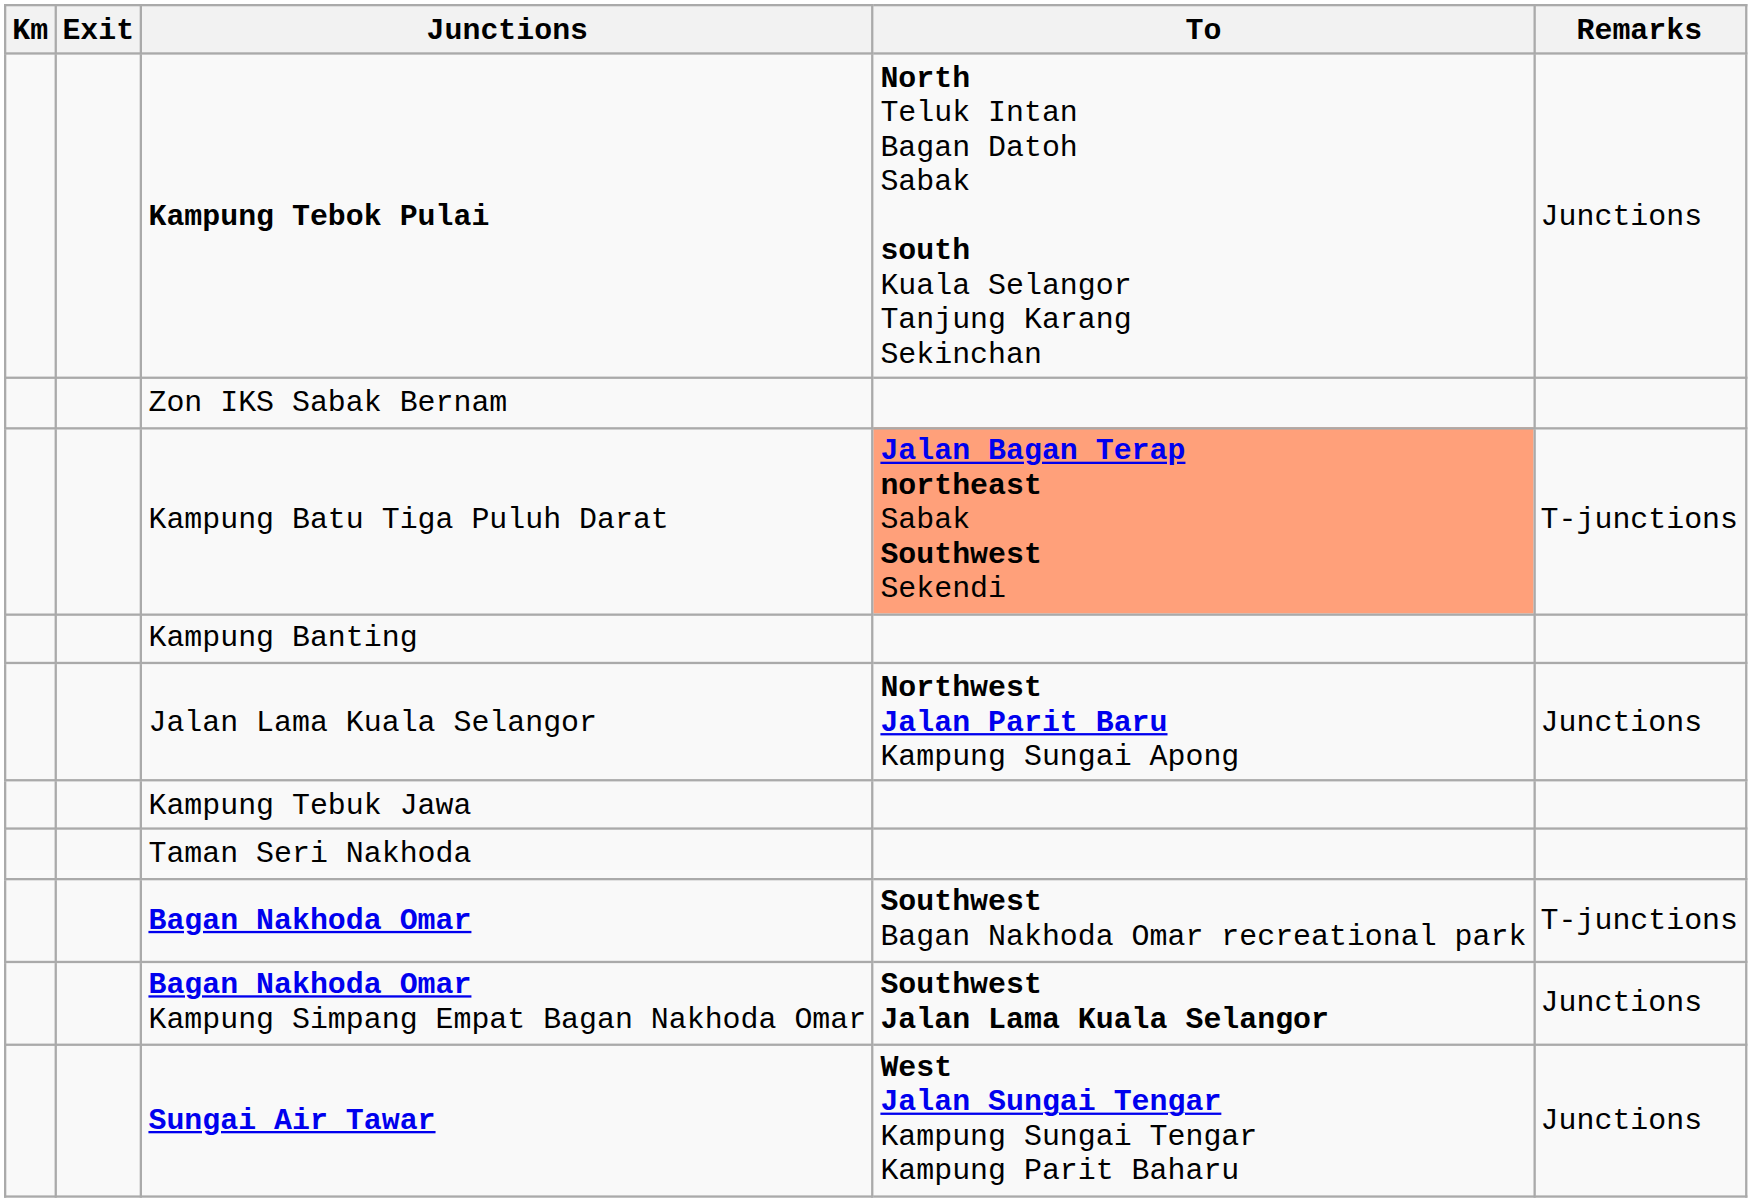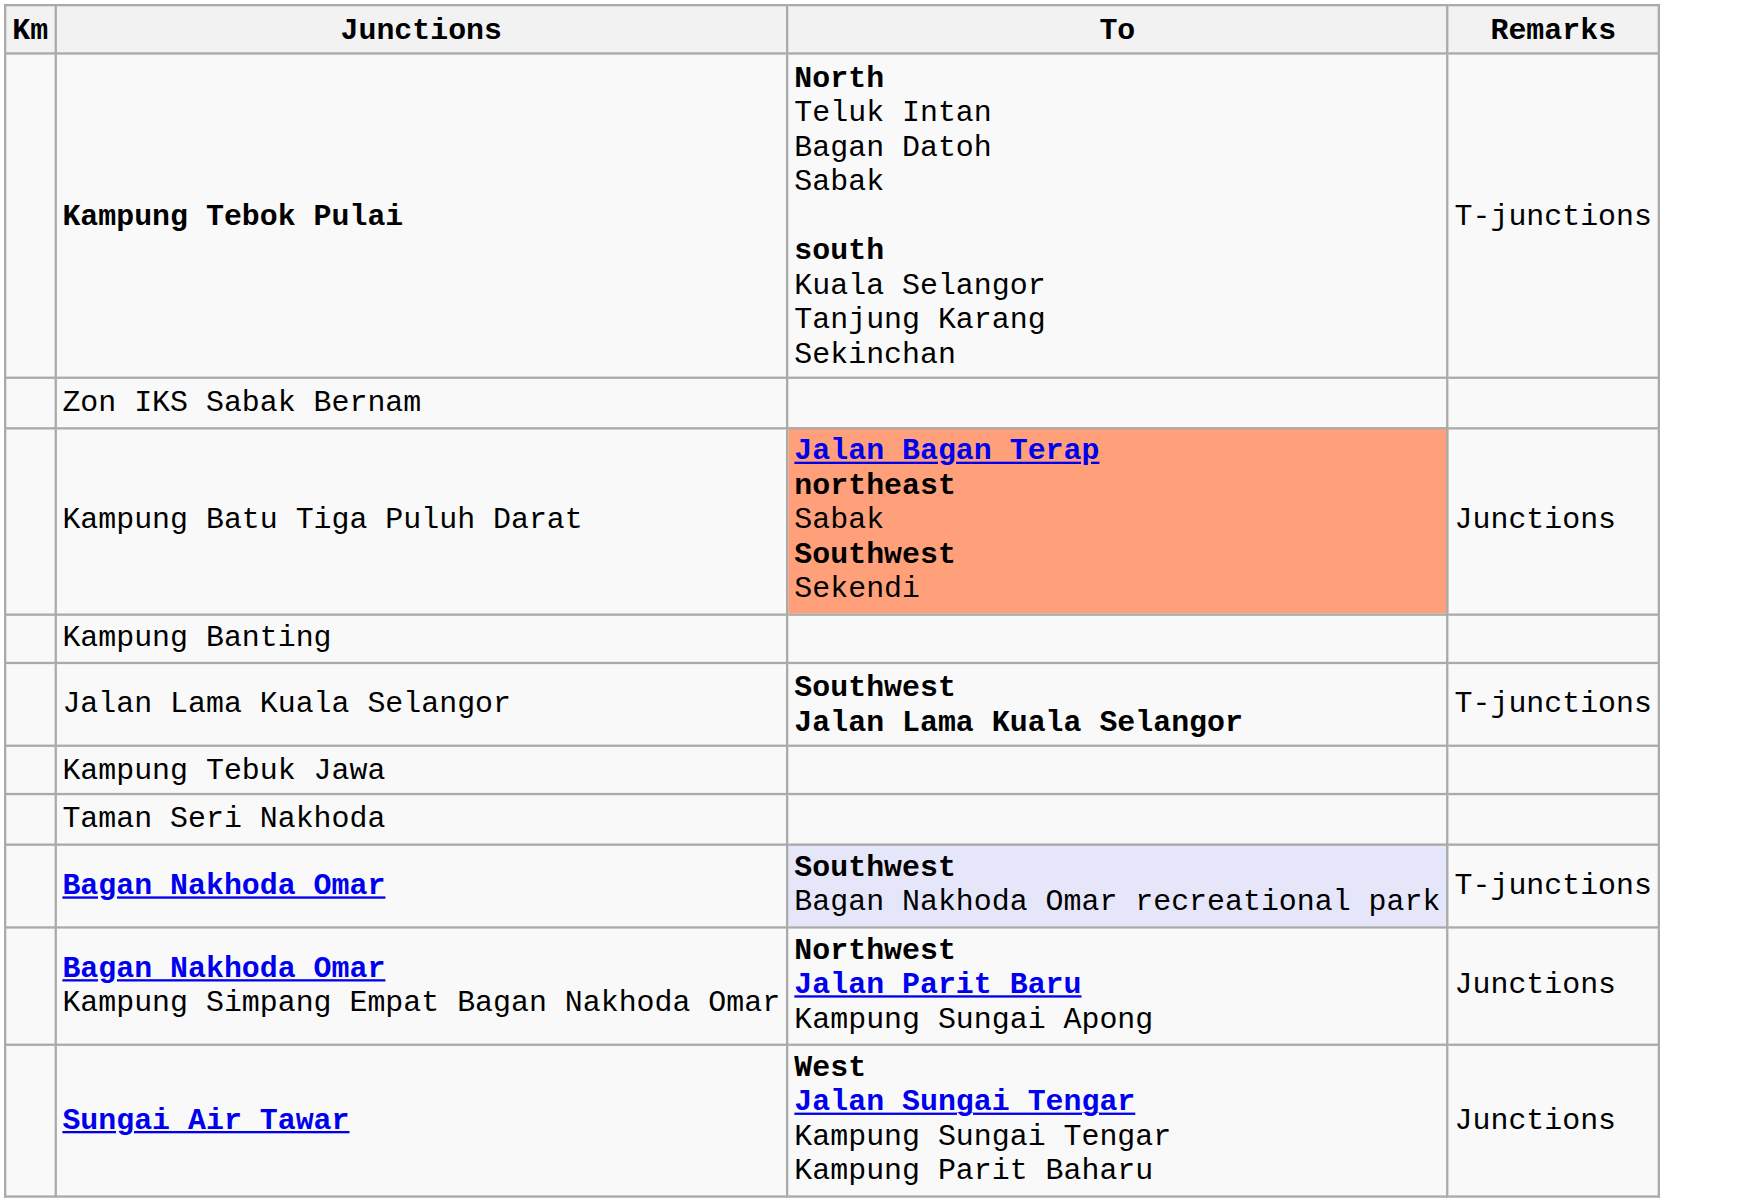- column: (98, 30)
(1621, 216) Junctions -> (1553, 216) T-junctions
(1639, 521) T-junctions -> (1535, 521) Junctions
(1060, 722) Northwest Jalan Parit Baru Kampung Sungai Apong -> (1019, 704) Southwest Jalan Lama Kuala Selangor
(1621, 722) Junctions -> (1553, 704) T-junctions
(1203, 920) no background -> (1117, 885) lavender background
(1105, 1003) Southwest Jalan Lama Kuala Selangor -> (974, 986) Northwest Jalan Parit Baru Kampung Sungai Apong
